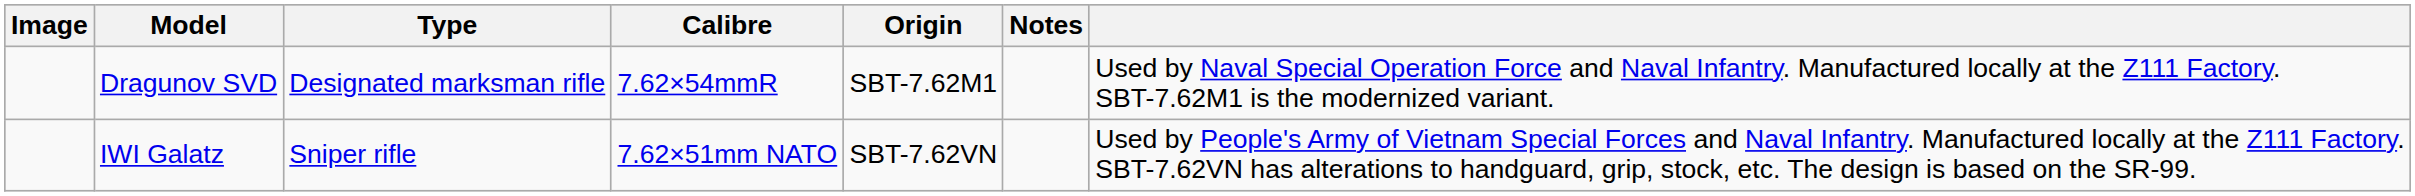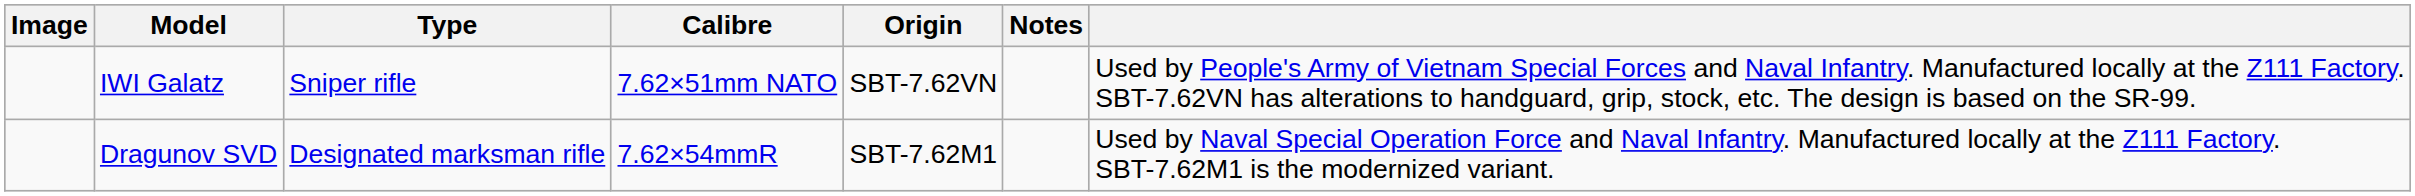rows swapped: (162, 154) <-> (189, 82)
